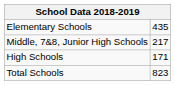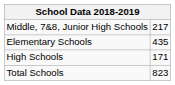rows swapped: (49, 27) <-> (77, 42)
